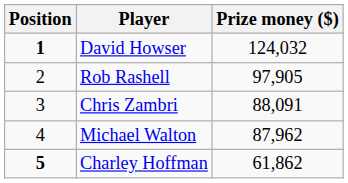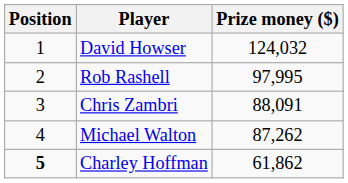(40, 47) bold -> (40, 47) normal
(278, 76) 97,905 -> (278, 76) 97,995
(278, 134) 87,962 -> (278, 134) 87,262
